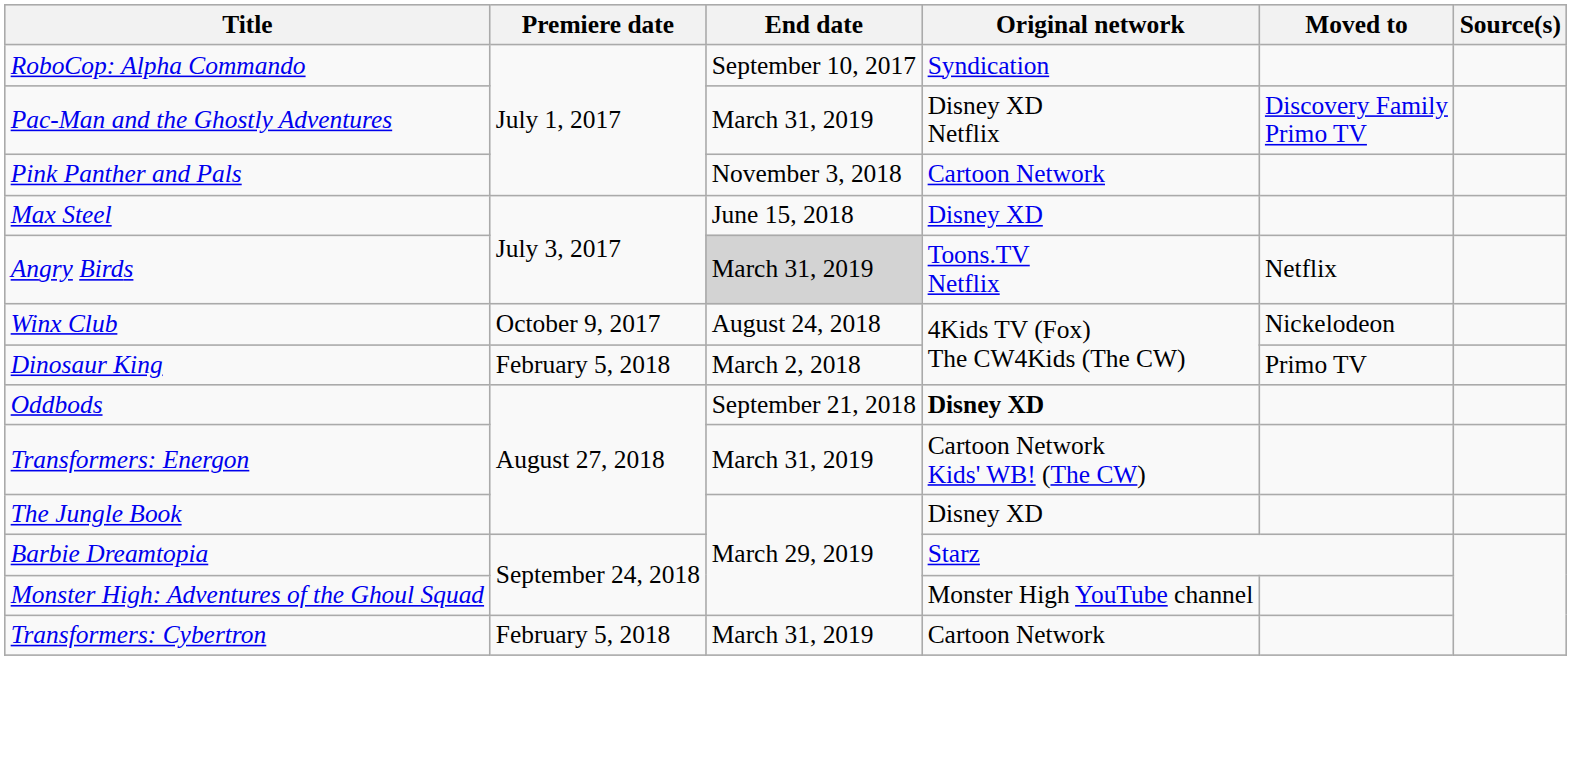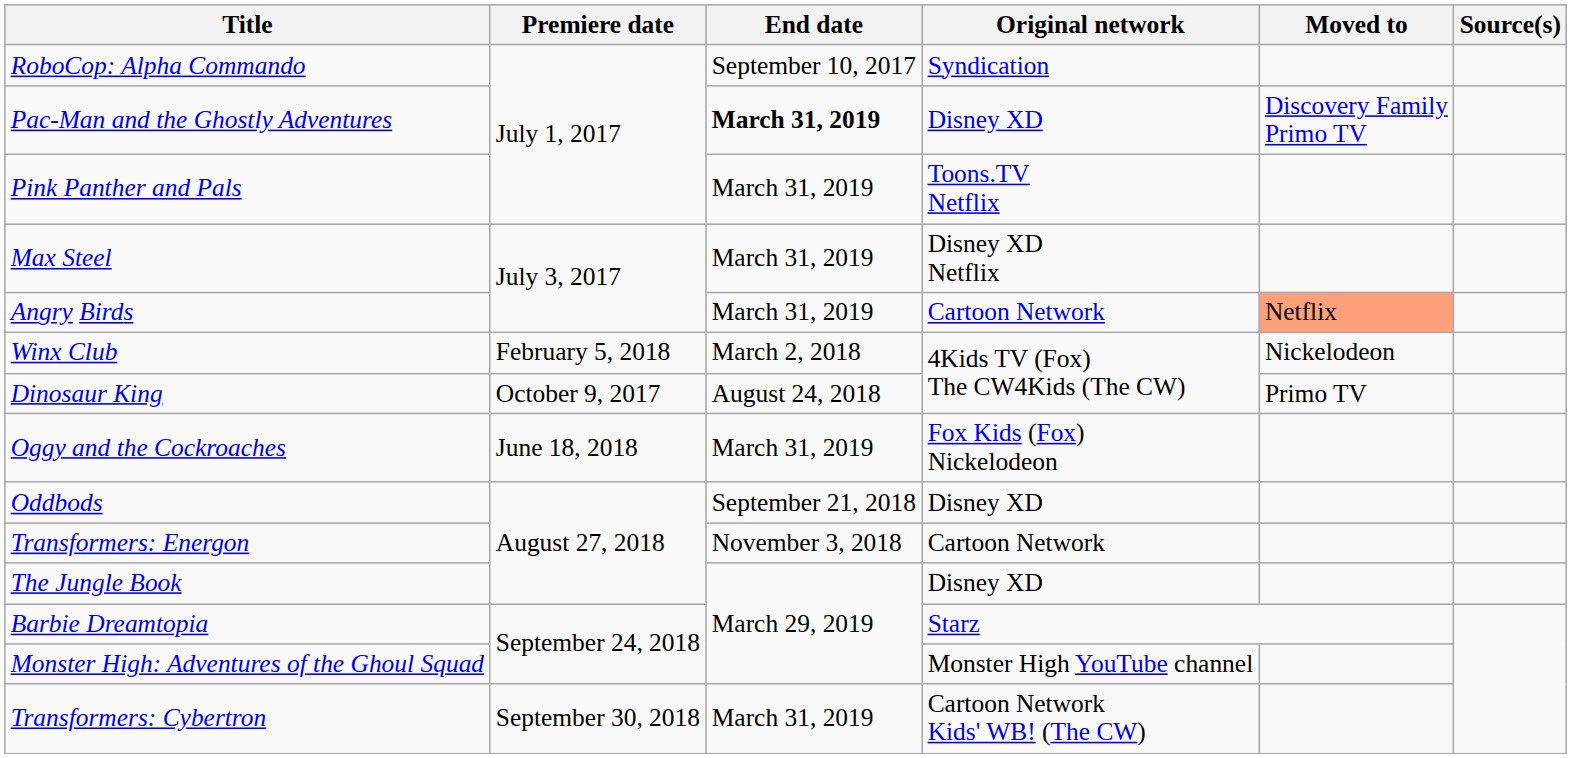(793, 119) normal -> (796, 119) bold
(985, 119) Disney XD Netflix -> (985, 119) Disney XD
(807, 174) November 3, 2018 -> (793, 188) March 31, 2019
(1016, 174) Cartoon Network -> (979, 188) Toons.TV Netflix
(783, 214) June 15, 2018 -> (793, 257) March 31, 2019
(985, 214) Disney XD -> (985, 257) Disney XD Netflix
(793, 269) lightgrey background -> (793, 312) no background
(979, 269) Toons.TV Netflix -> (1016, 312) Cartoon Network
(1301, 269) no background -> (1301, 312) lightsalmon background
(578, 323) October 9, 2017 -> (583, 352) February 5, 2018
(796, 323) August 24, 2018 -> (786, 352) March 2, 2018
(583, 364) February 5, 2018 -> (578, 392) October 9, 2017
(786, 364) March 2, 2018 -> (796, 392) August 24, 2018
+ row: (148, 447)
(986, 404) bold -> (985, 502) normal
(793, 459) March 31, 2019 -> (807, 542) November 3, 2018
(1037, 459) Cartoon Network Kids' WB! (The CW) -> (1016, 542) Cartoon Network
(583, 635) February 5, 2018 -> (598, 718) September 30, 2018
(1016, 635) Cartoon Network -> (1037, 718) Cartoon Network Kids' WB! (The CW)
